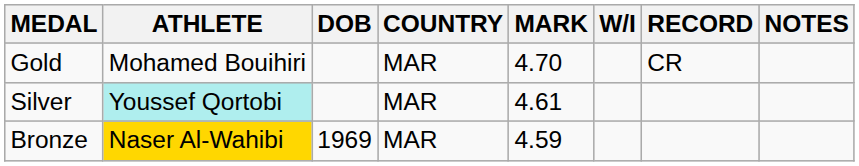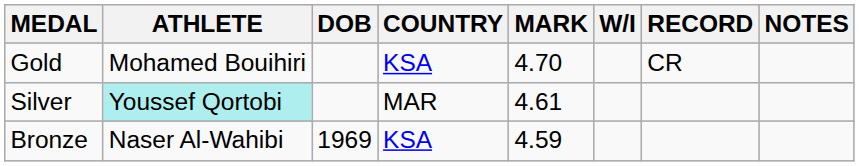(410, 62) MAR -> (408, 62) KSA
(196, 140) gold background -> (196, 140) no background
(410, 140) MAR -> (408, 140) KSA
